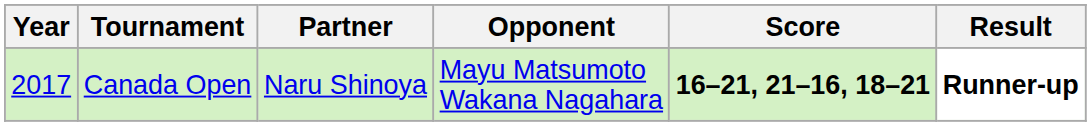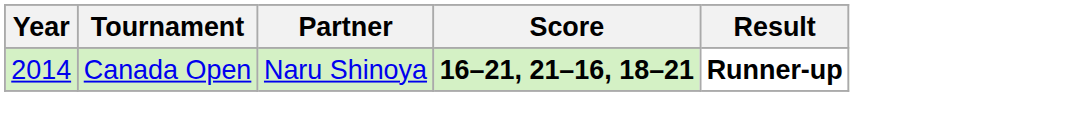- column: (551, 27)
(41, 84) 2017 -> (41, 69) 2014
